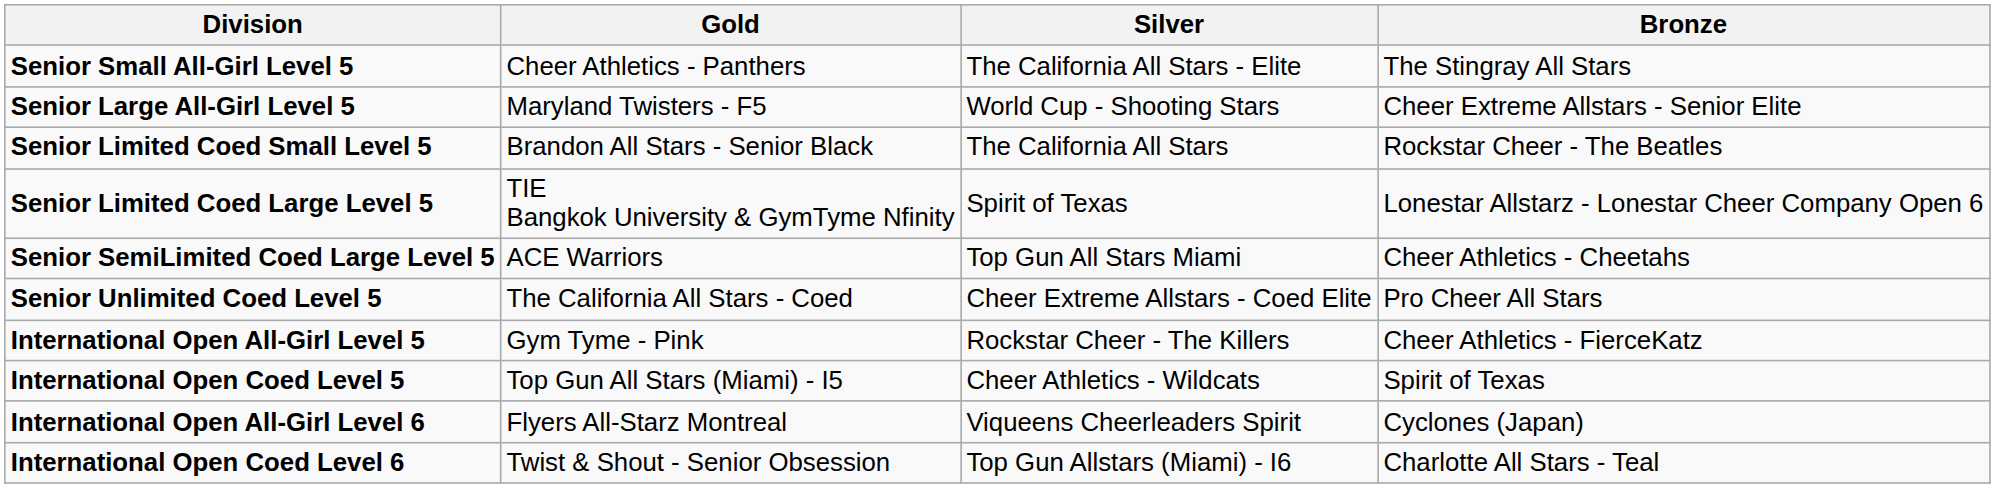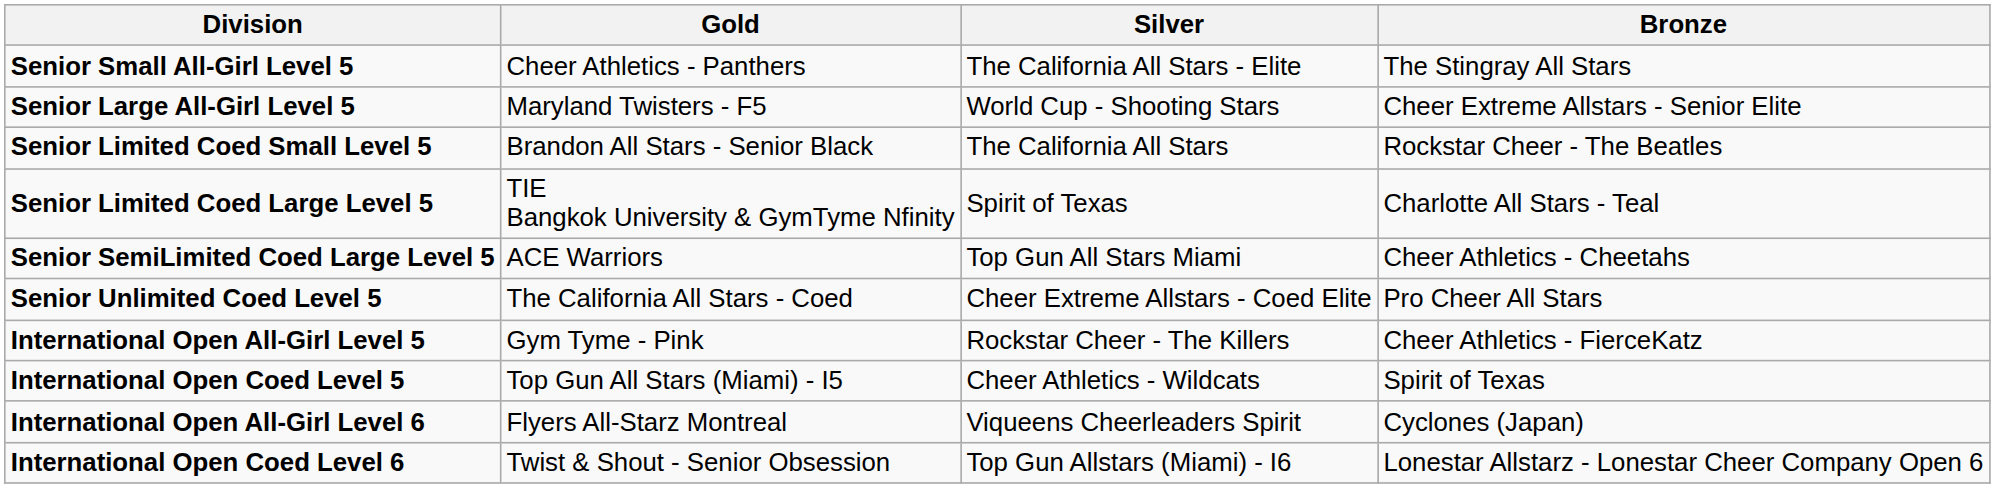(1683, 202) Lonestar Allstarz - Lonestar Cheer Company Open 6 -> (1521, 202) Charlotte All Stars - Teal
(1521, 462) Charlotte All Stars - Teal -> (1683, 462) Lonestar Allstarz - Lonestar Cheer Company Open 6
